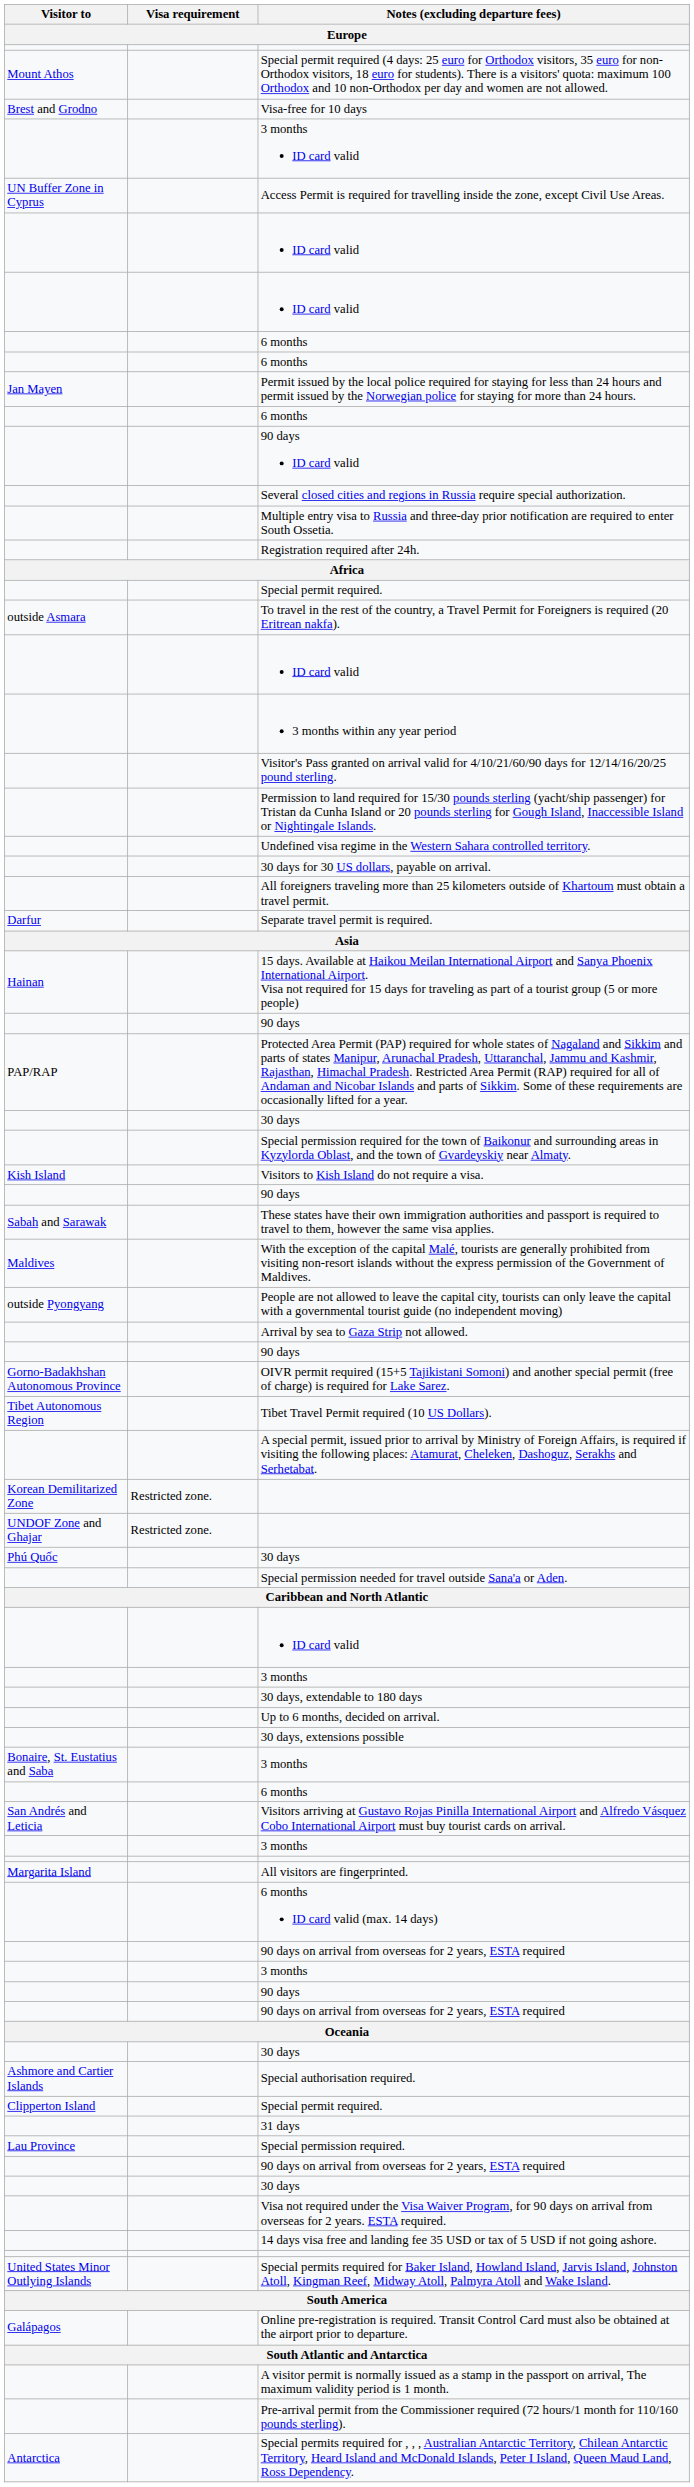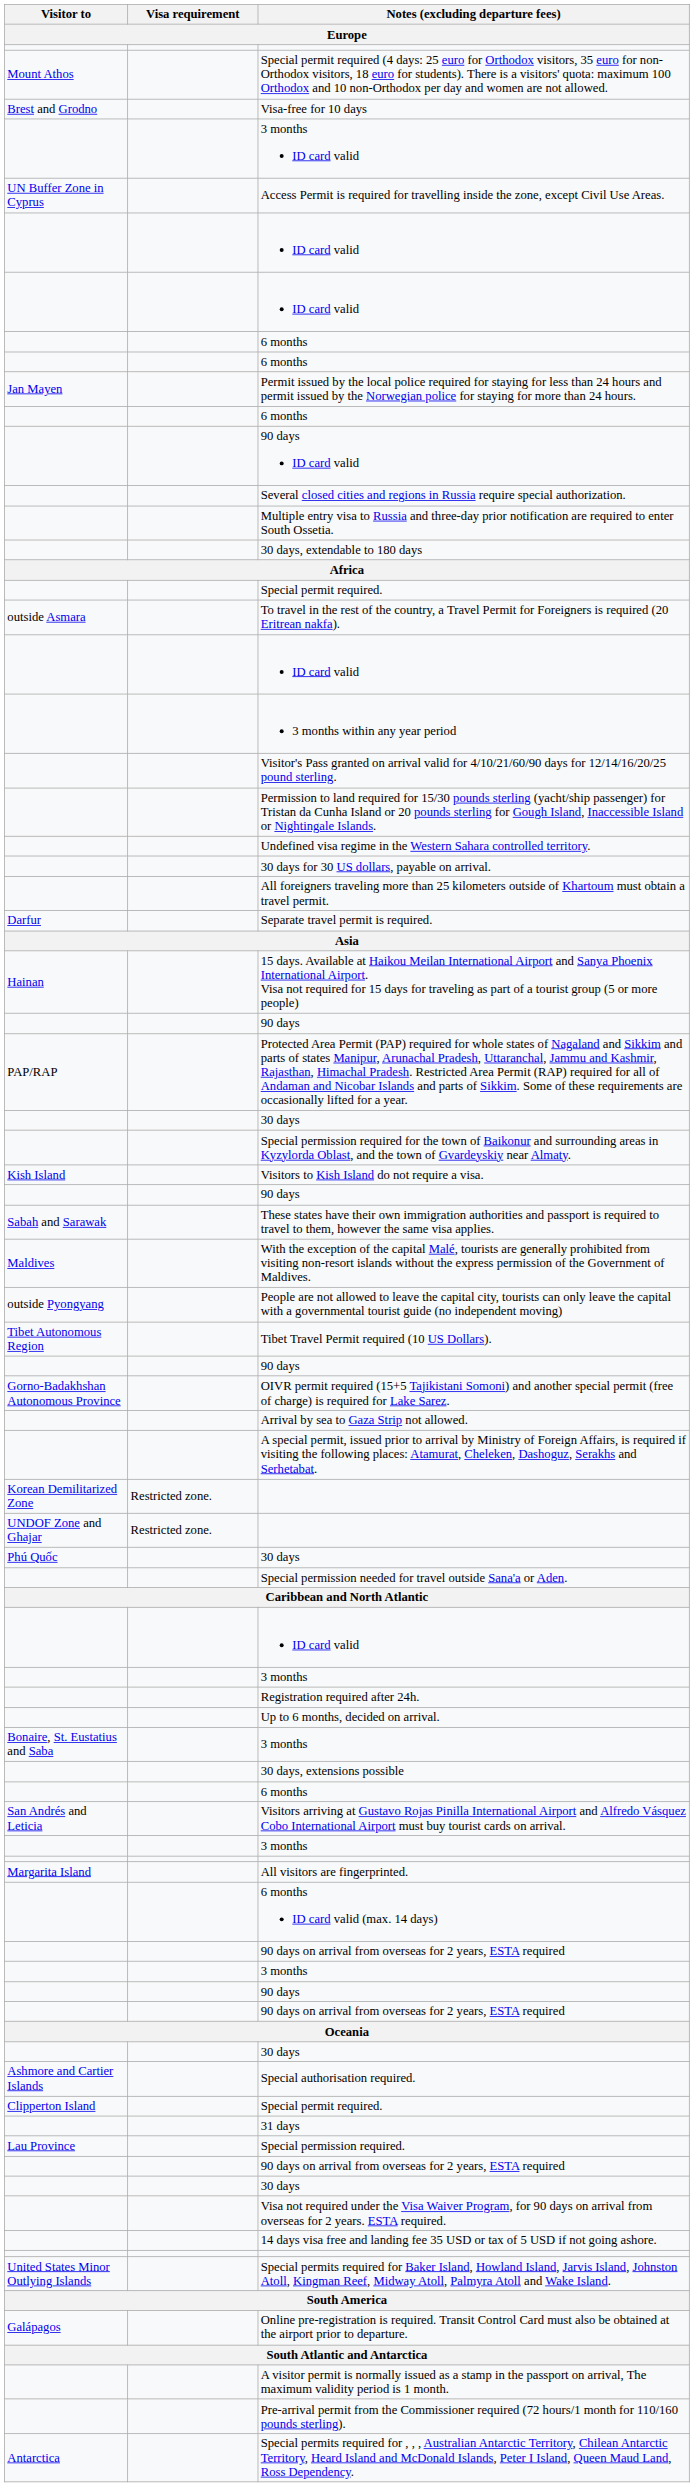rows swapped: (66, 550) <-> (66, 1697)
rows swapped: (66, 1332) <-> (54, 1413)
rows swapped: (62, 1764) <-> (66, 1737)
